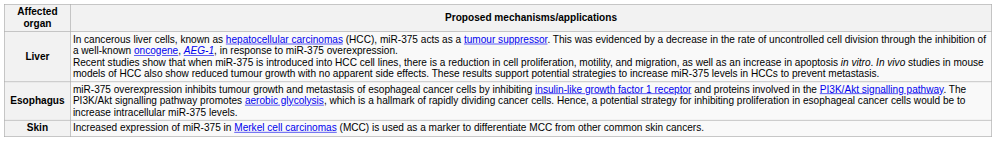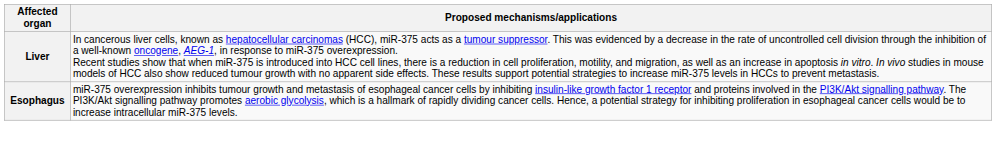- row: (37, 128)
